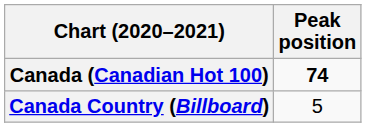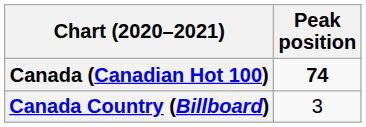(317, 106) 5 -> (317, 106) 3
